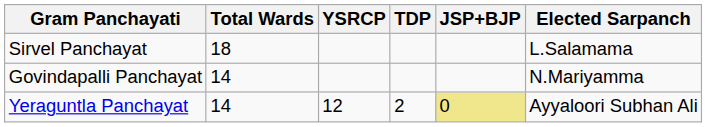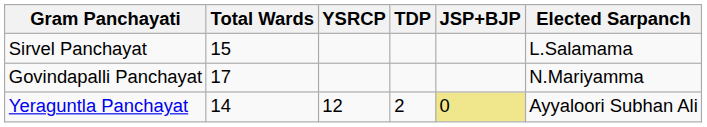(221, 48) 18 -> (221, 48) 15
(221, 77) 14 -> (221, 77) 17
